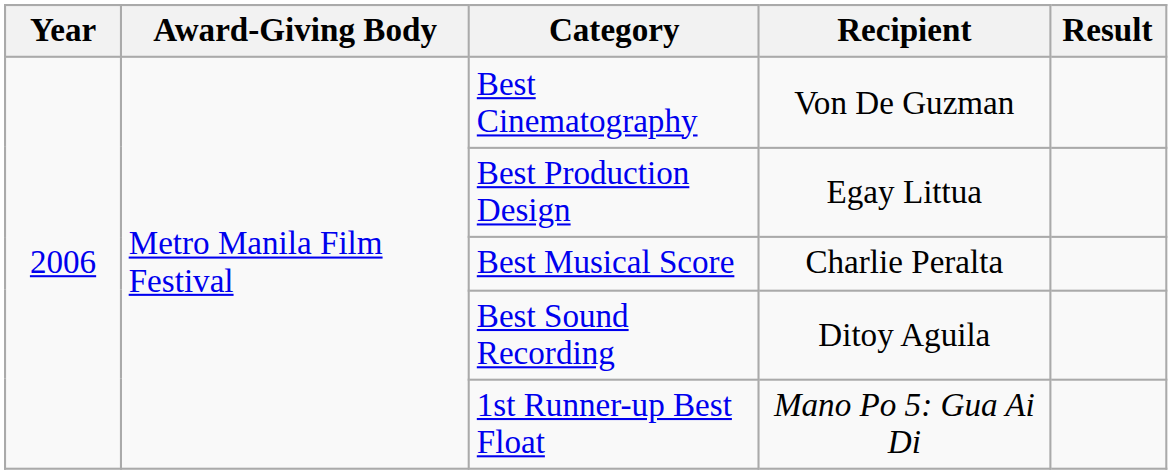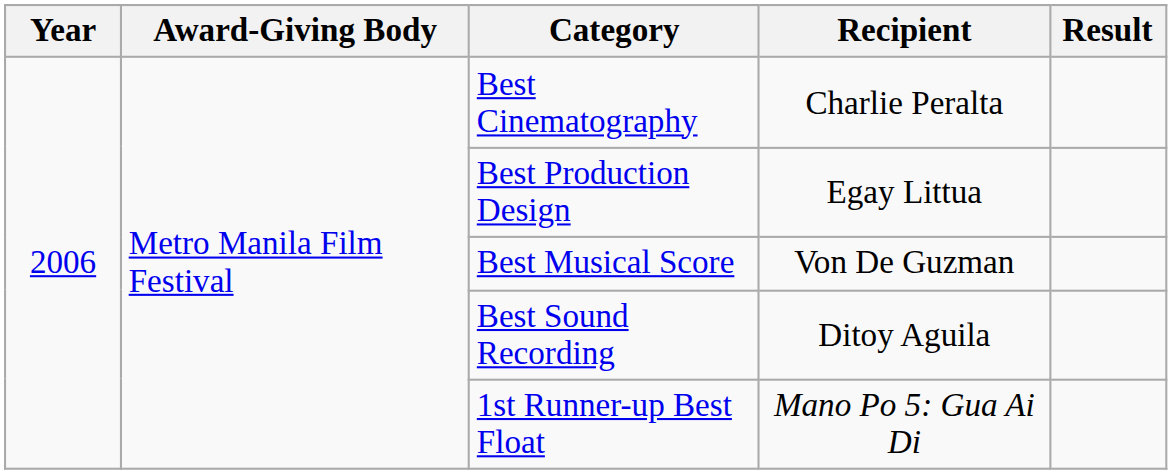(904, 101) Von De Guzman -> (904, 101) Charlie Peralta
(904, 262) Charlie Peralta -> (904, 262) Von De Guzman
